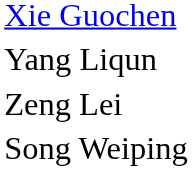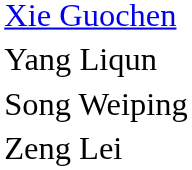rows swapped: (96, 148) <-> (63, 104)
